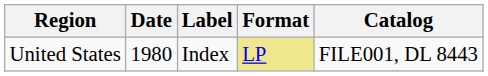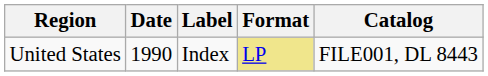(151, 53) 1980 -> (151, 53) 1990
